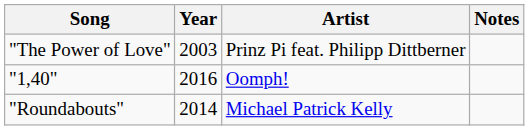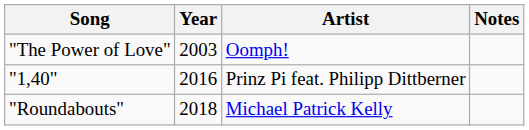(346, 49) Prinz Pi feat. Philipp Dittberner -> (257, 49) Oomph!
(257, 79) Oomph! -> (346, 79) Prinz Pi feat. Philipp Dittberner
(198, 109) 2014 -> (198, 109) 2018
